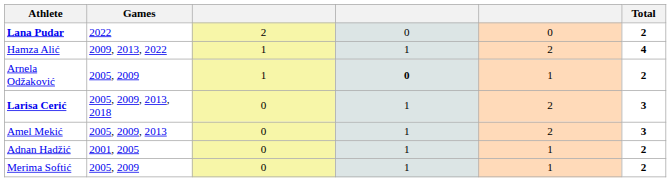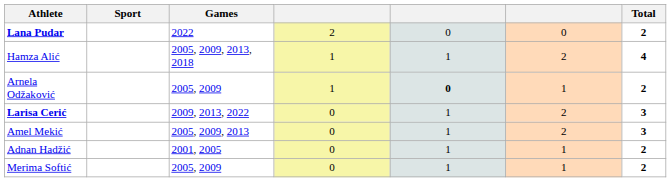+ column: (128, 14)
(128, 50) 2009, 2013, 2022 -> (212, 57) 2005, 2009, 2013, 2018
(129, 106) 2005, 2009, 2013, 2018 -> (210, 113) 2009, 2013, 2022
